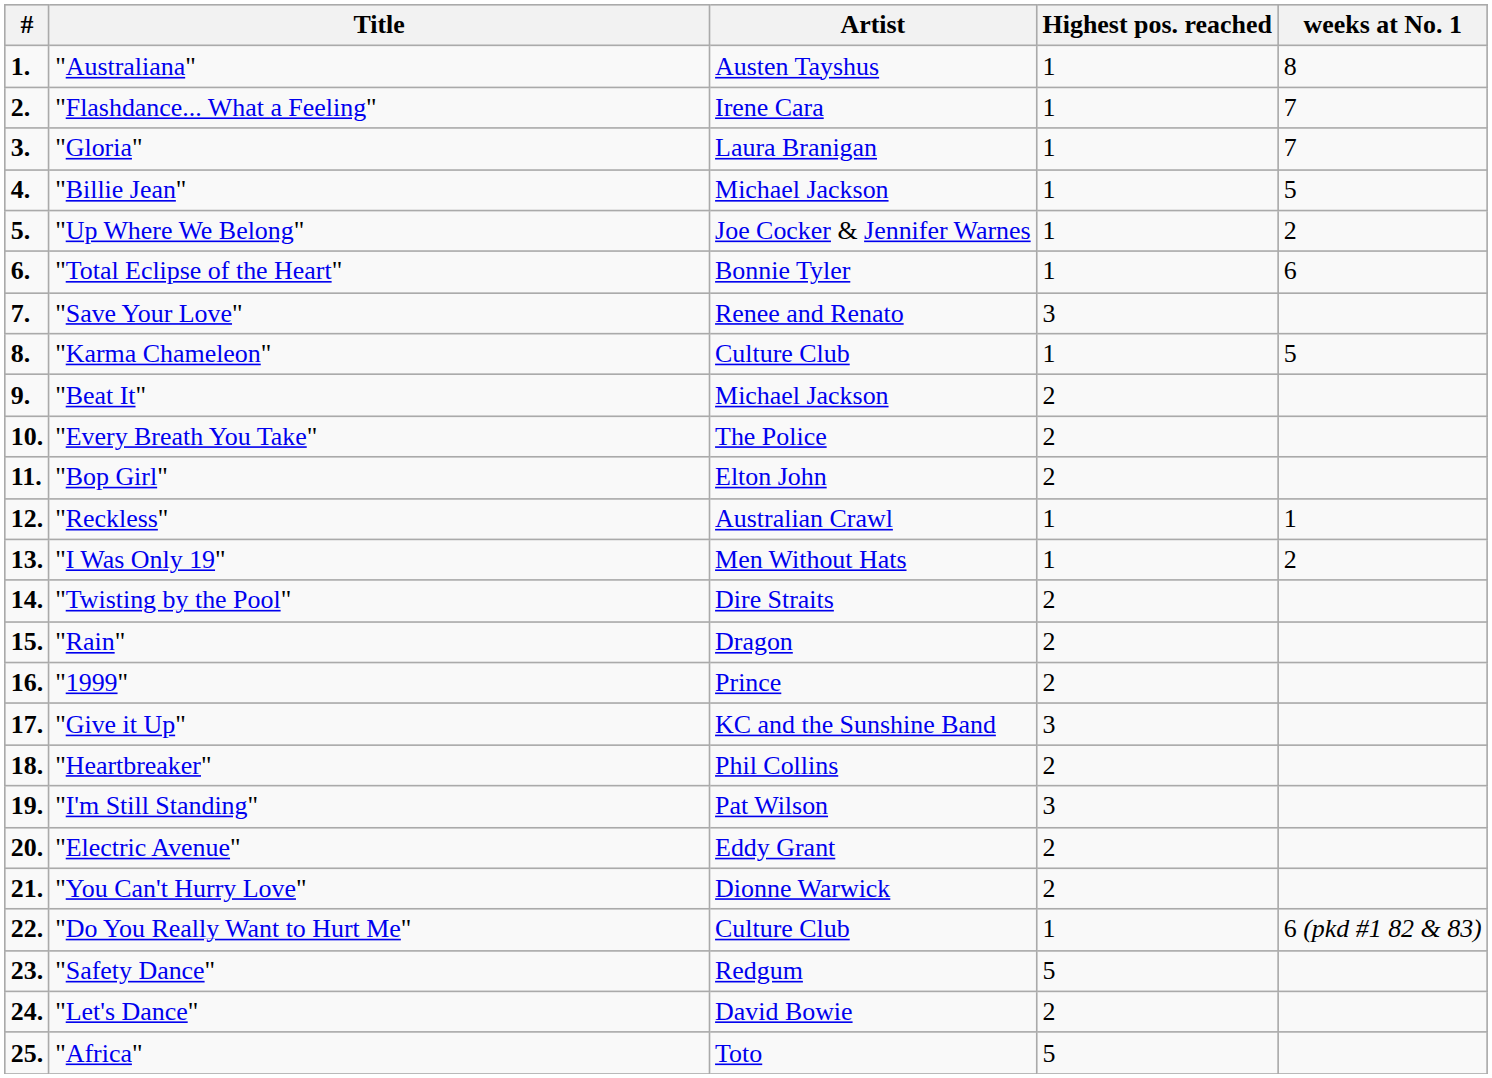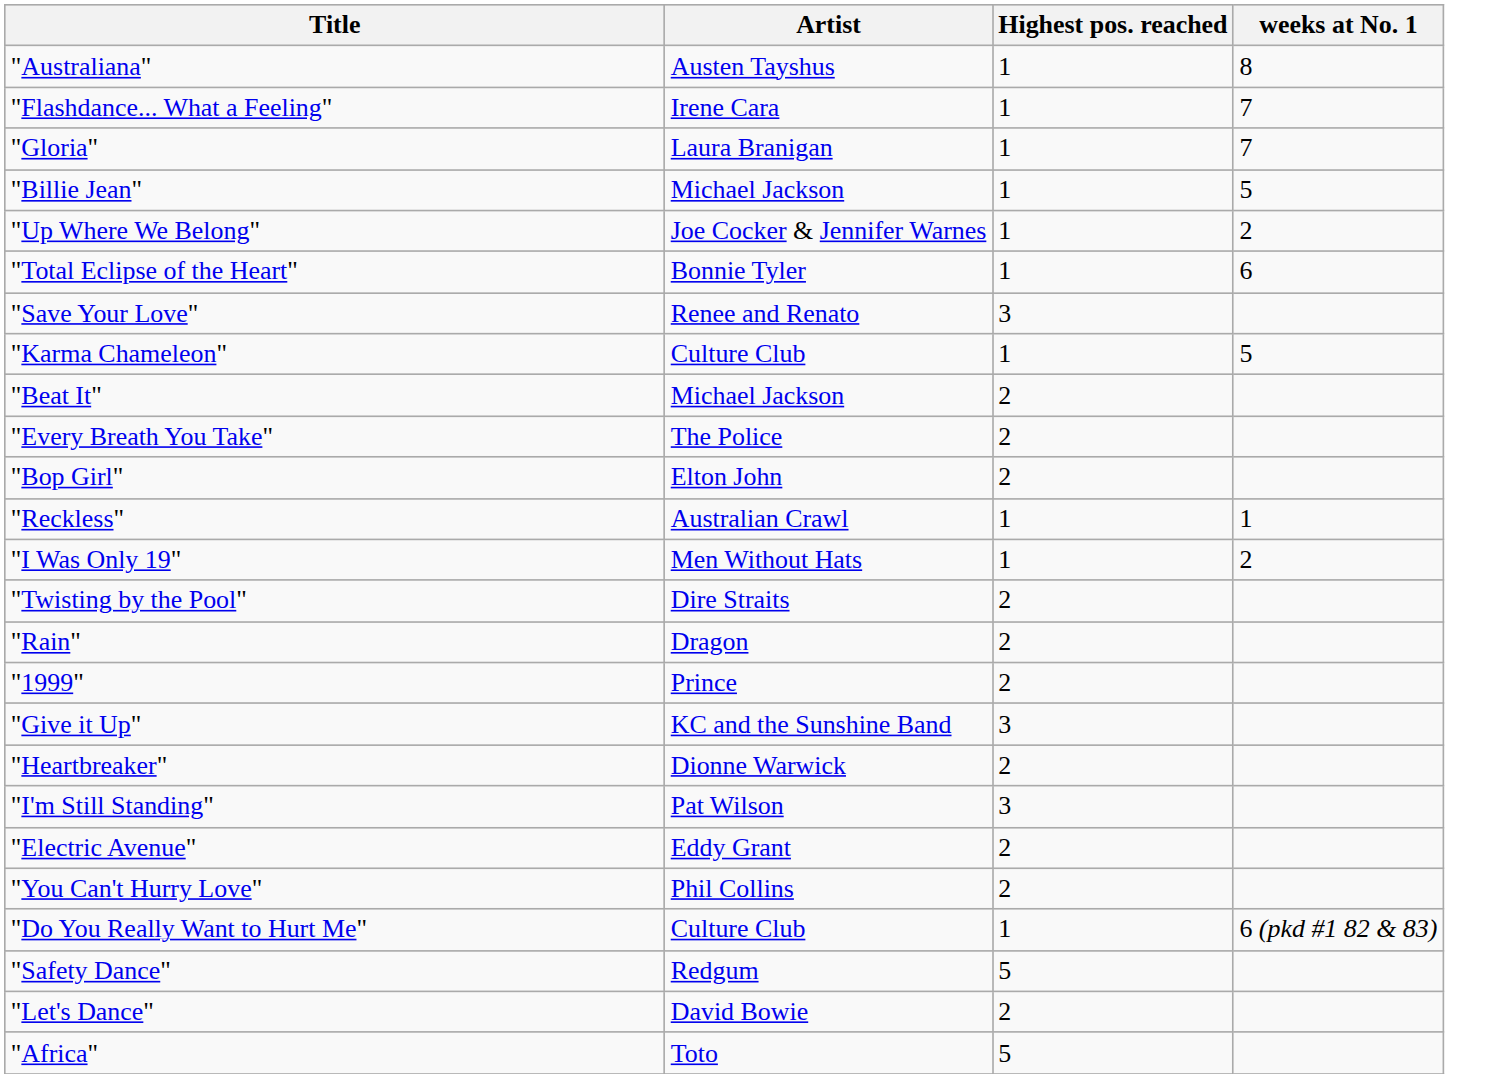- column: (27, 25)
(777, 764) Phil Collins -> (758, 764) Dionne Warwick
(803, 888) Dionne Warwick -> (732, 888) Phil Collins
